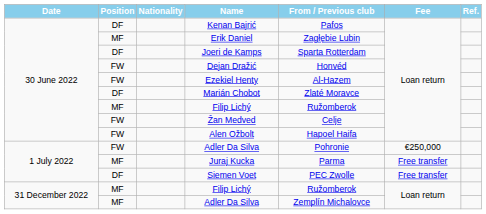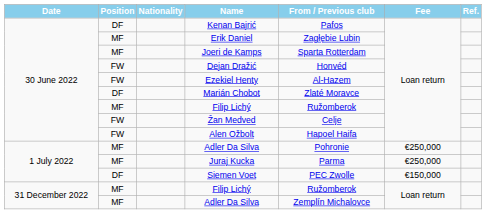(117, 52) DF -> (117, 52) MF
(117, 148) FW -> (117, 148) MF
(423, 162) Free transfer -> (423, 162) €250,000
(423, 175) Free transfer -> (423, 175) €150,000
